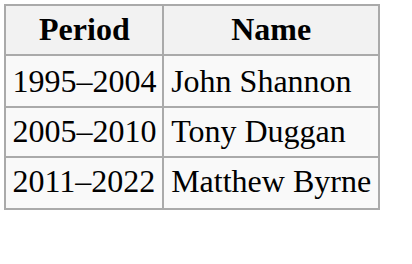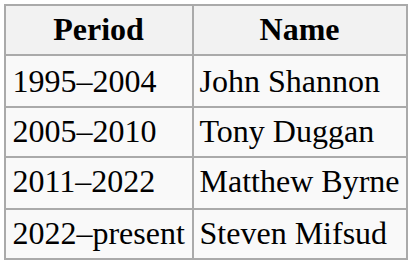+ row: (293, 232)
